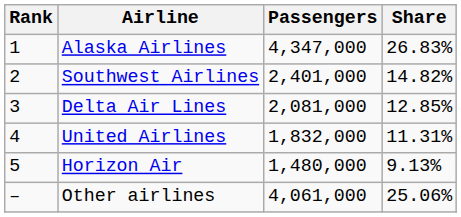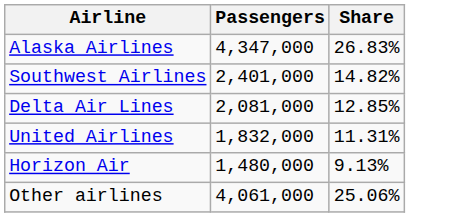- column: (31, 20)
